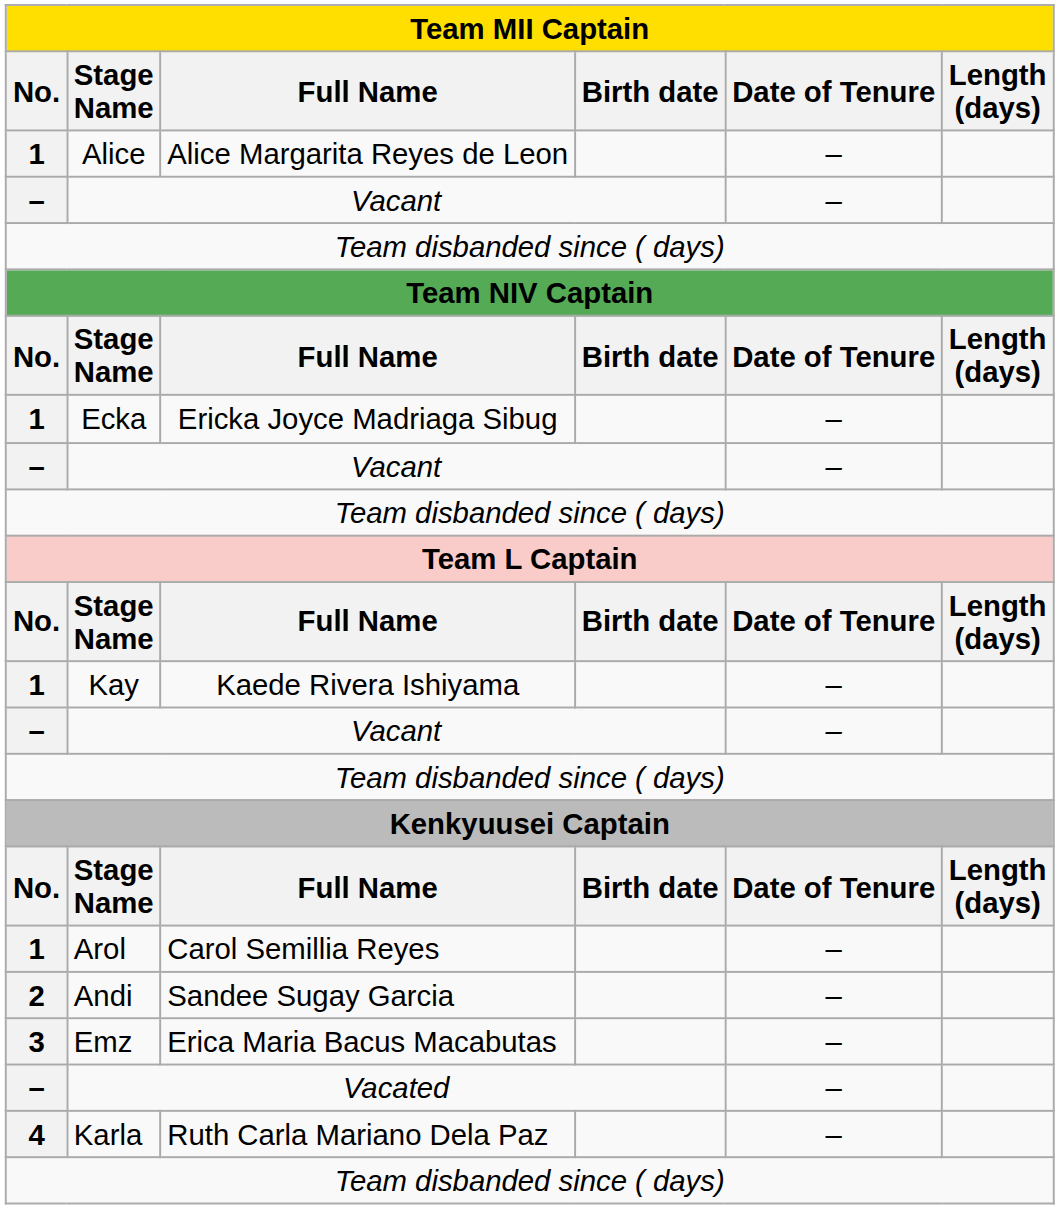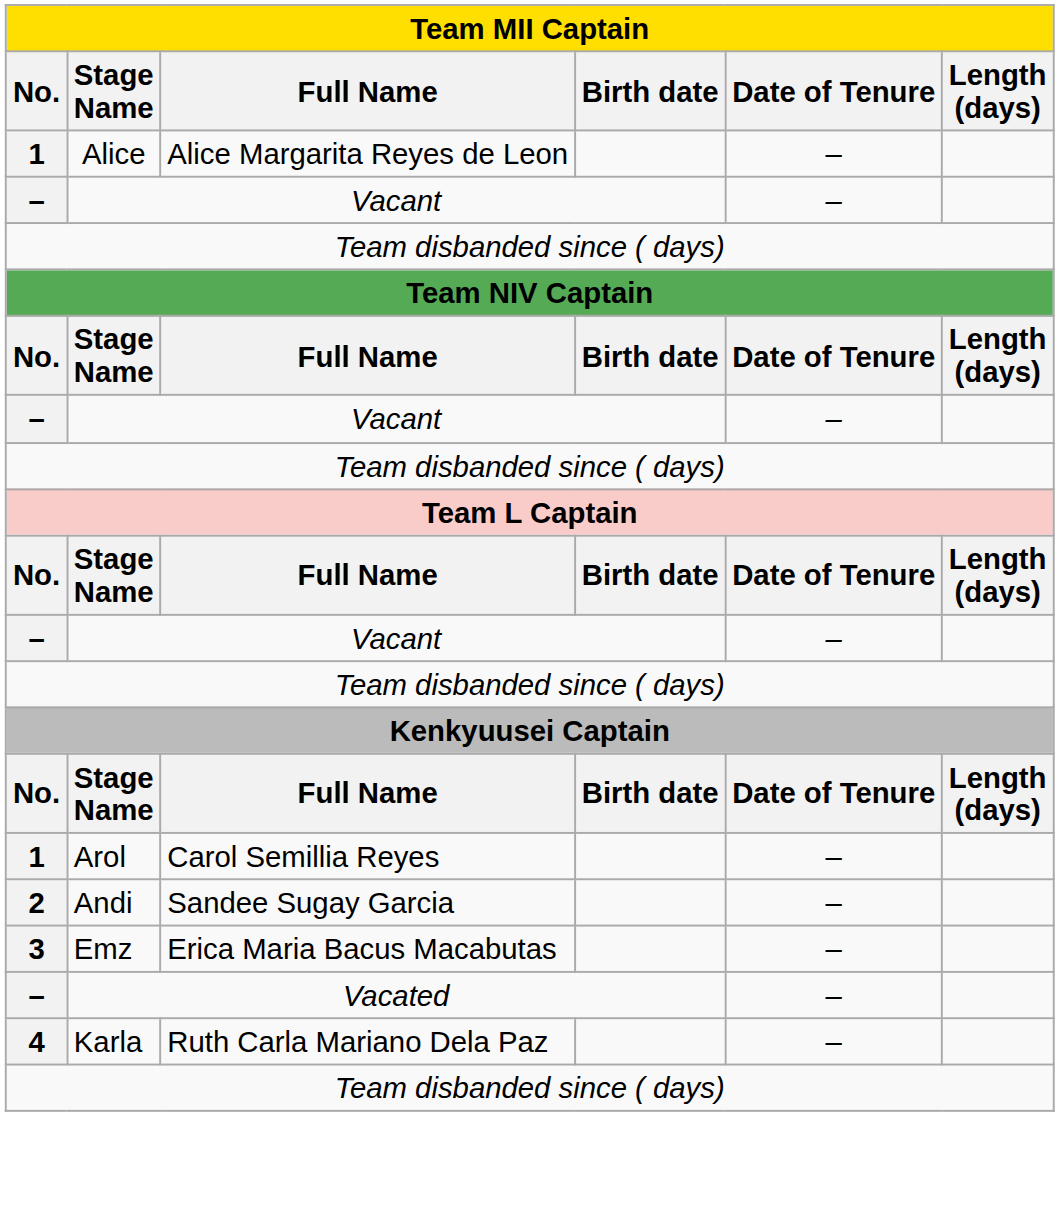- row: (114, 419)
- row: (114, 684)
